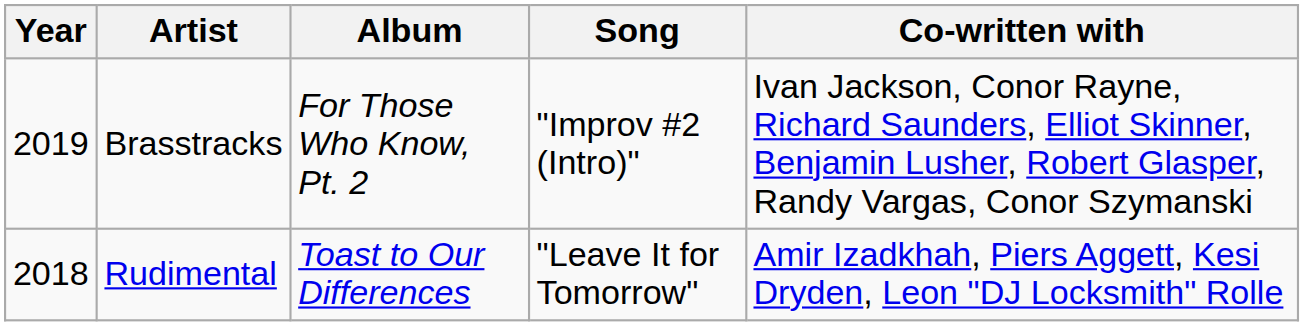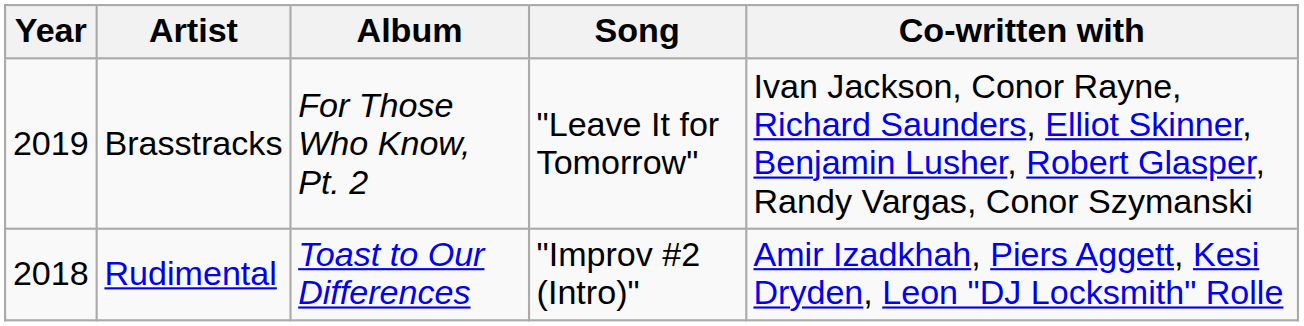(618, 143) "Improv #2 (Intro)" -> (628, 143) "Leave It for Tomorrow"
(628, 273) "Leave It for Tomorrow" -> (618, 273) "Improv #2 (Intro)"
